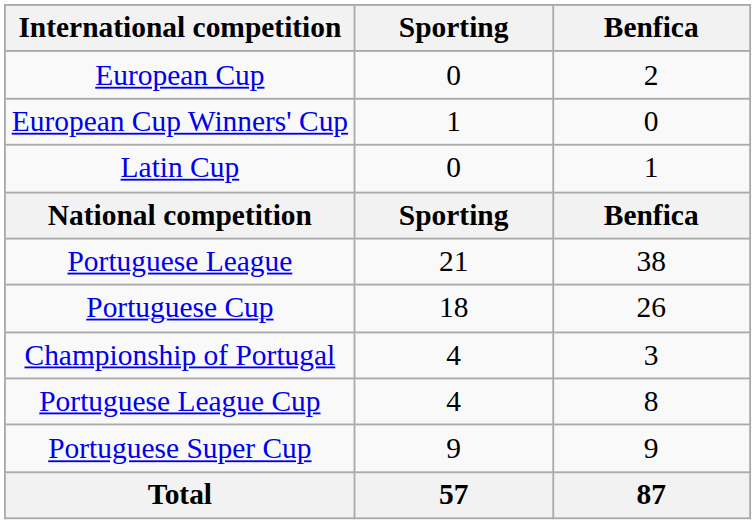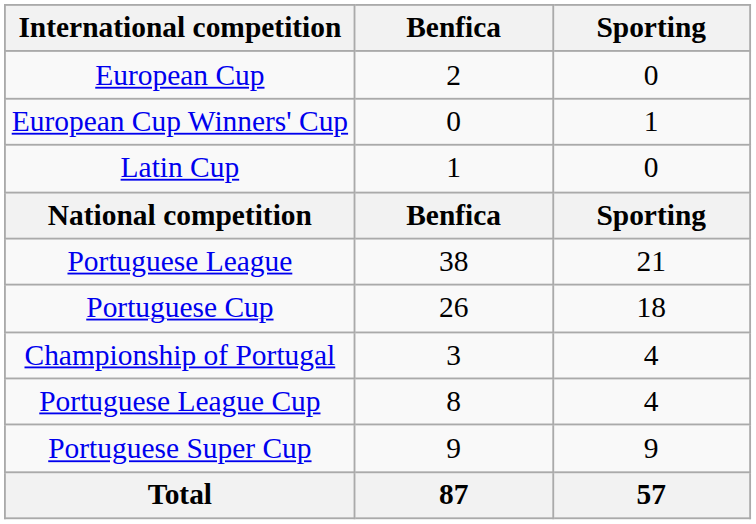columns swapped: (651, 27) <-> (454, 27)
